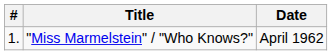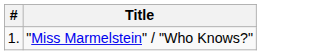- column: (292, 15)
